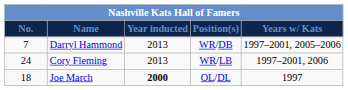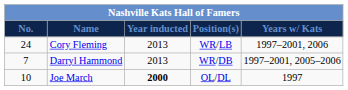rows swapped: (78, 61) <-> (86, 45)
(26, 77) 18 -> (26, 77) 10
